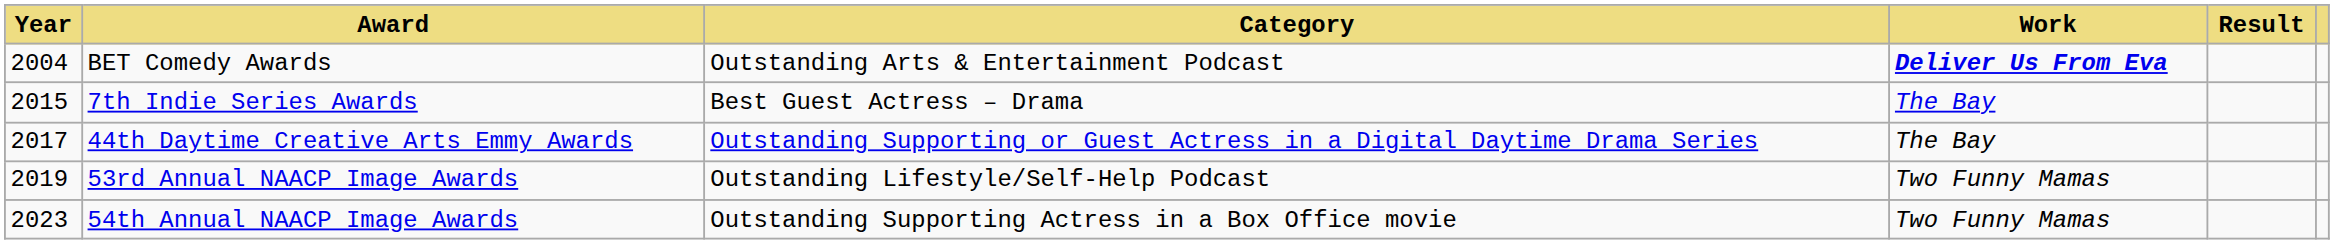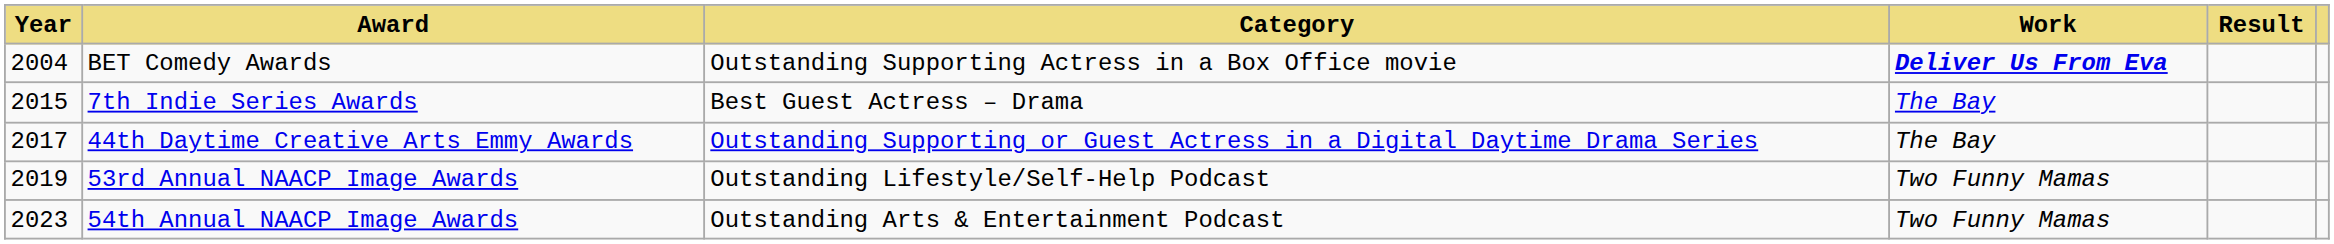(997, 63) Outstanding Arts & Entertainment Podcast -> (1084, 63) Outstanding Supporting Actress in a Box Office movie
(1084, 219) Outstanding Supporting Actress in a Box Office movie -> (997, 219) Outstanding Arts & Entertainment Podcast
